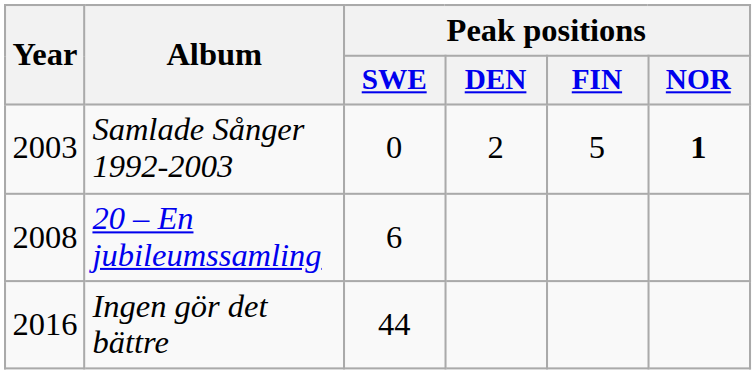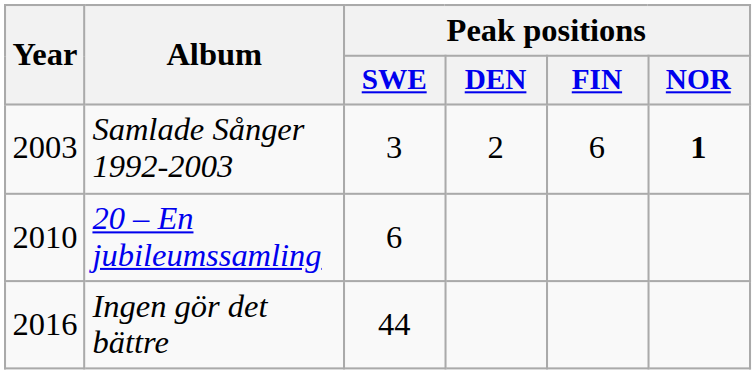(394, 148) 0 -> (394, 148) 3
(597, 148) 5 -> (597, 148) 6
(45, 236) 2008 -> (45, 236) 2010
